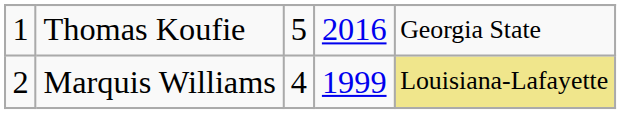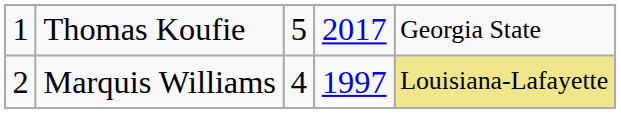(354, 30) 2016 -> (354, 30) 2017
(354, 81) 1999 -> (354, 81) 1997
